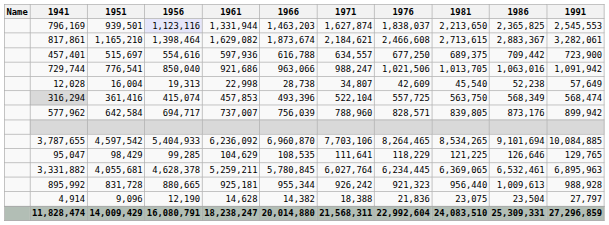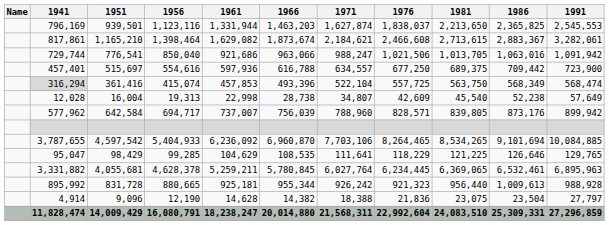(176, 26) lavender background -> (176, 26) no background
rows swapped: (67, 69) <-> (67, 55)
rows swapped: (67, 98) <-> (69, 84)
